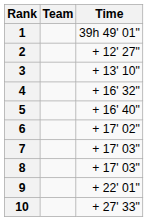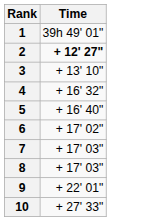- column: (58, 14)
(116, 52) normal -> (78, 52) bold
